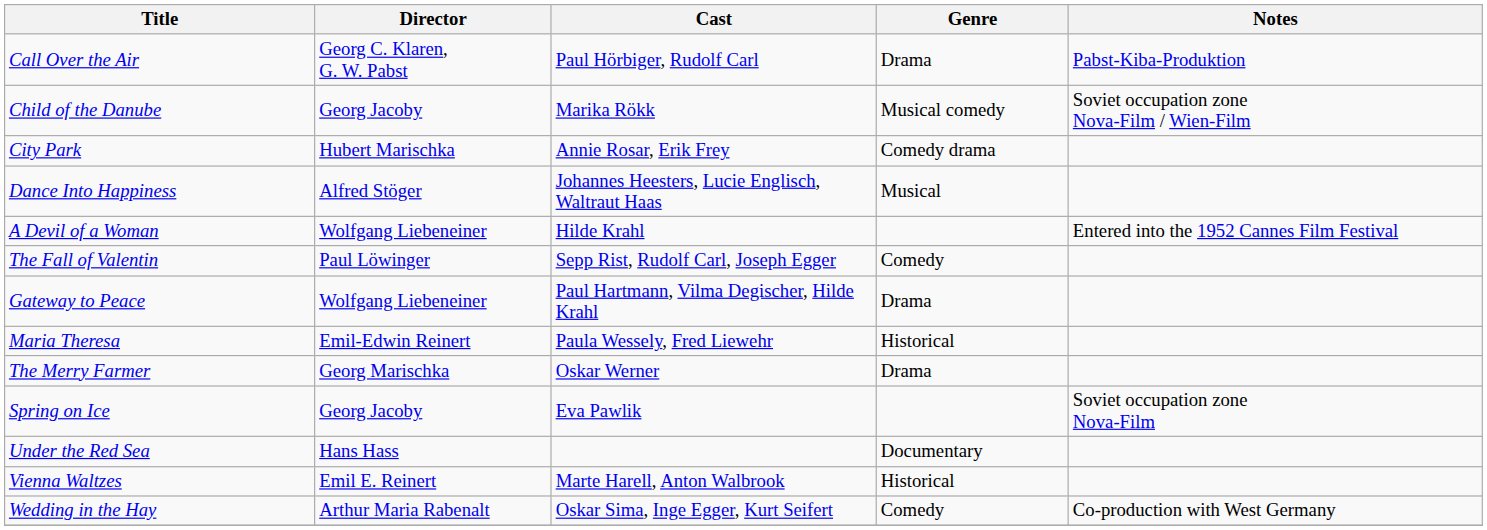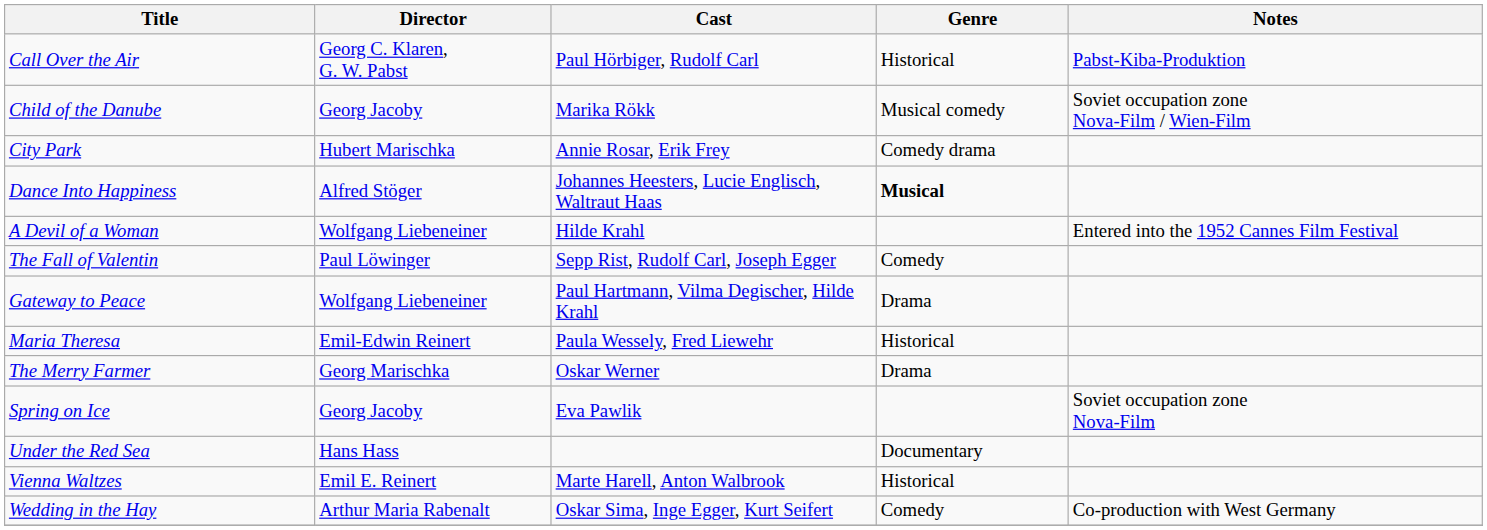(906, 59) Drama -> (918, 59) Historical
(911, 190) normal -> (912, 190) bold
